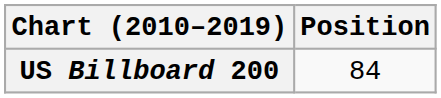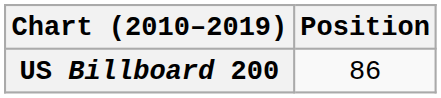(365, 71) 84 -> (365, 71) 86
